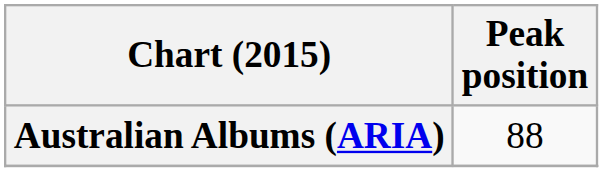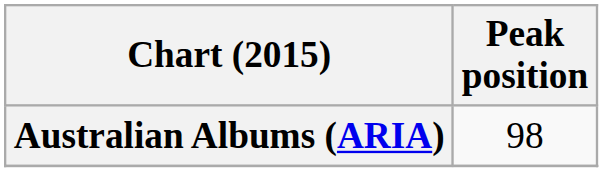(525, 135) 88 -> (525, 135) 98
